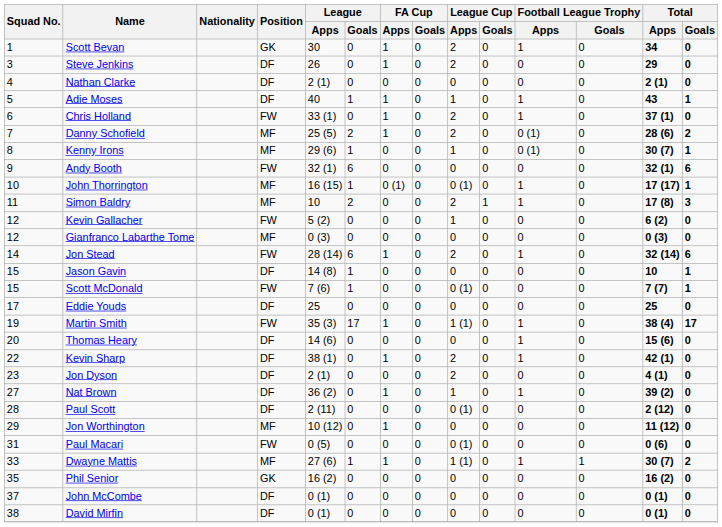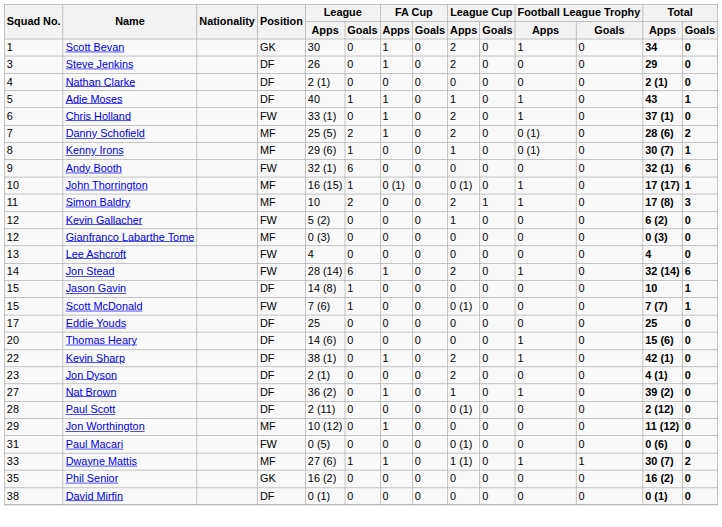+ row: (96, 254)
- row: (96, 323)
- row: (104, 496)
